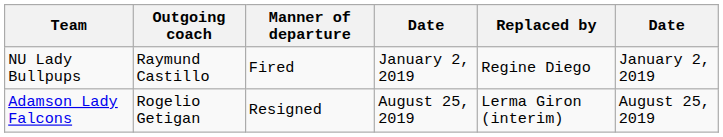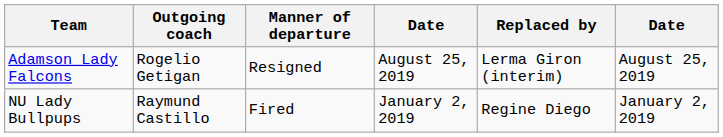rows swapped: (45, 68) <-> (63, 110)
